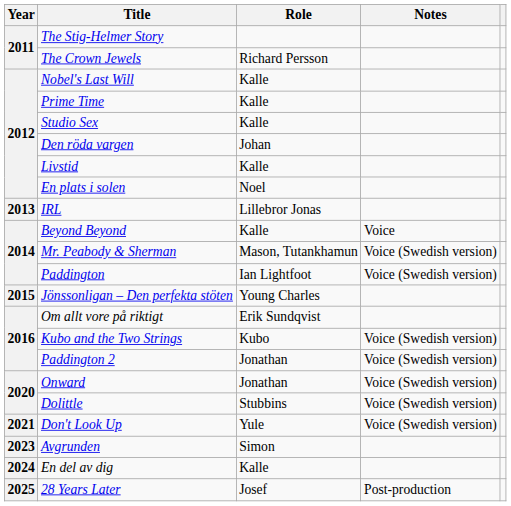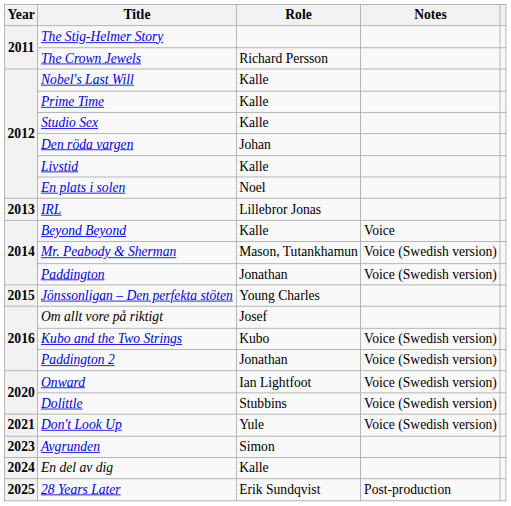(275, 274) Ian Lightfoot -> (263, 274) Jonathan
(280, 317) Erik Sundqvist -> (253, 317) Josef
(263, 381) Jonathan -> (275, 381) Ian Lightfoot
(253, 489) Josef -> (280, 489) Erik Sundqvist
